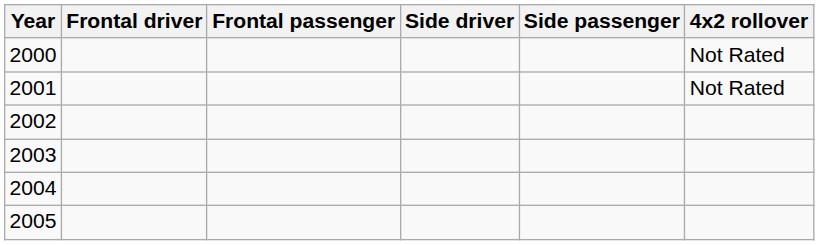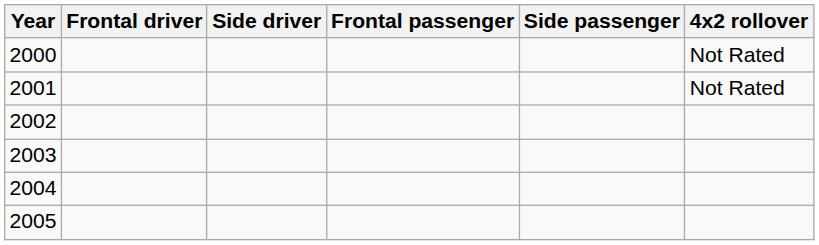columns swapped: (304, 21) <-> (460, 21)
